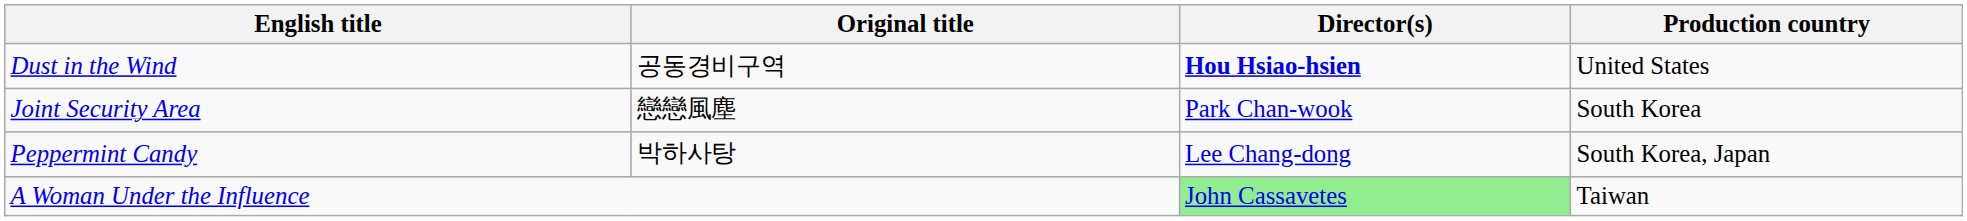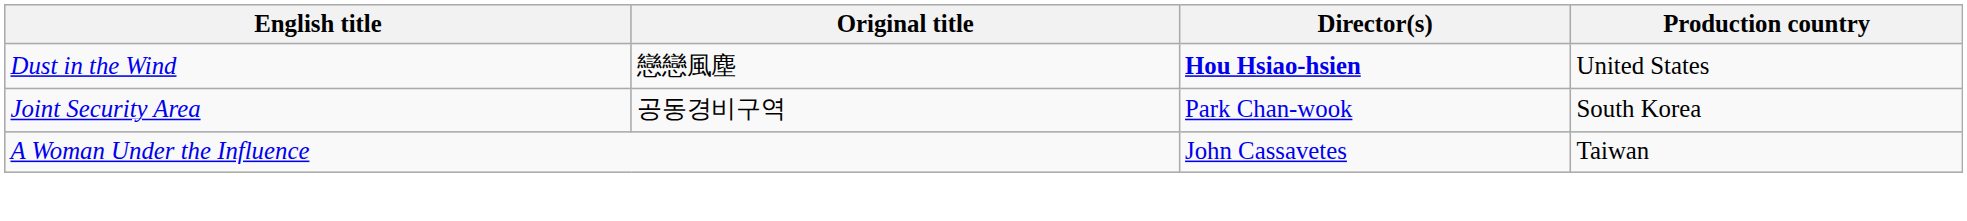(711, 65) 공동경비구역 -> (687, 65) 戀戀風塵
(687, 109) 戀戀風塵 -> (711, 109) 공동경비구역
- row: (104, 153)
(1266, 195) lightgreen background -> (1266, 151) no background
